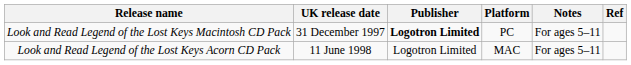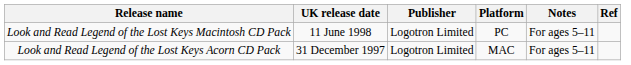(340, 32) 31 December 1997 -> (340, 32) 11 June 1998
(435, 32) bold -> (432, 32) normal
(340, 50) 11 June 1998 -> (340, 50) 31 December 1997
